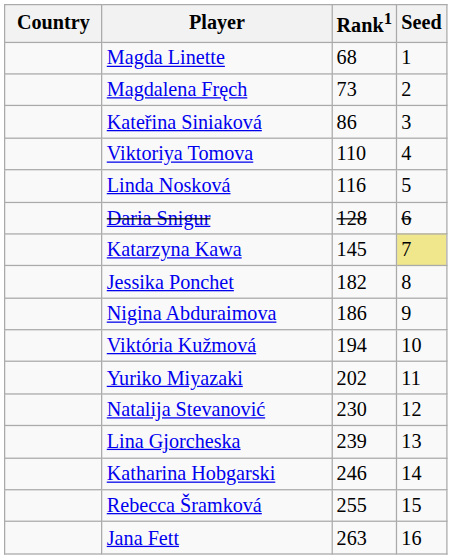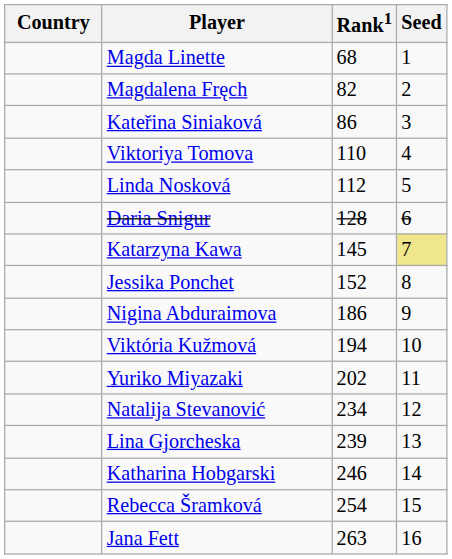(347, 89) 73 -> (347, 89) 82
(351, 185) 116 -> (351, 185) 112
(352, 281) 182 -> (352, 281) 152
(352, 409) 230 -> (352, 409) 234
(352, 505) 255 -> (352, 505) 254
